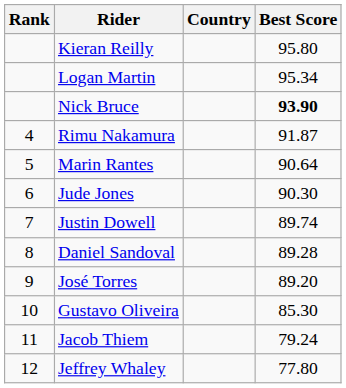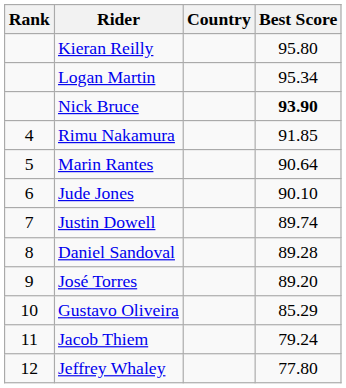(298, 135) 91.87 -> (298, 135) 91.85
(298, 193) 90.30 -> (298, 193) 90.10
(298, 309) 85.30 -> (298, 309) 85.29
